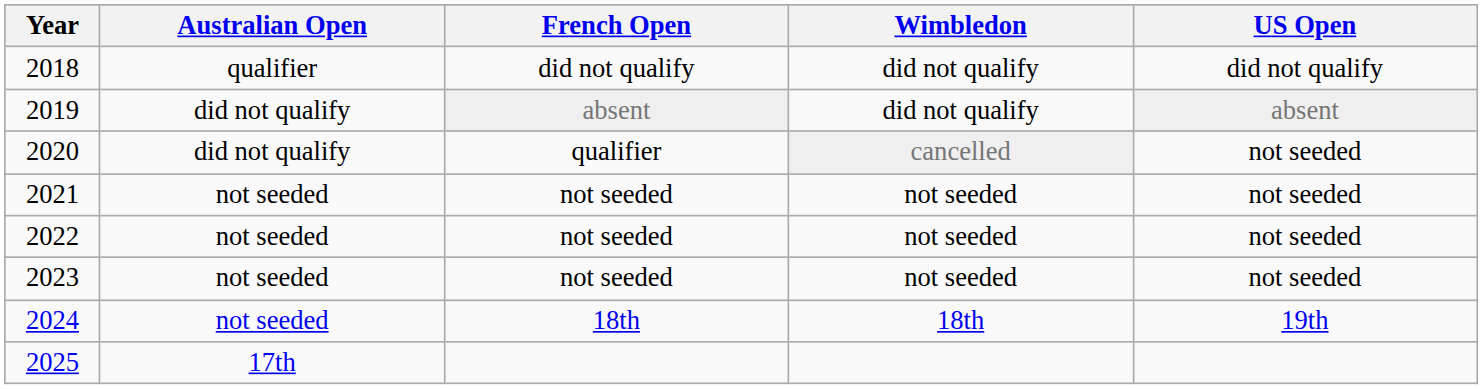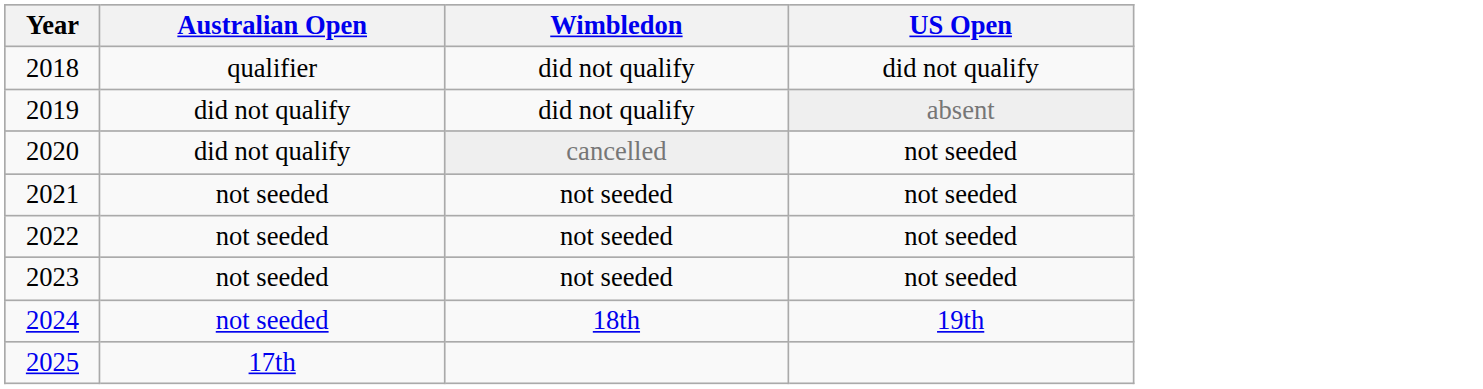- column: (616, 25)
